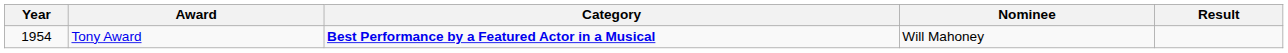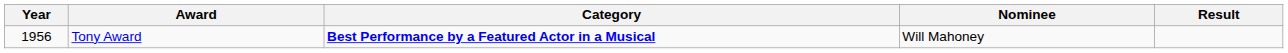(36, 36) 1954 -> (36, 36) 1956
